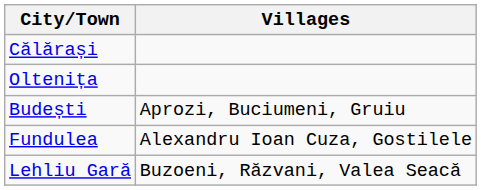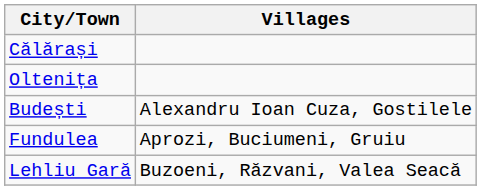(273, 110) Aprozi, Buciumeni, Gruiu -> (306, 110) Alexandru Ioan Cuza, Gostilele
(306, 140) Alexandru Ioan Cuza, Gostilele -> (273, 140) Aprozi, Buciumeni, Gruiu
